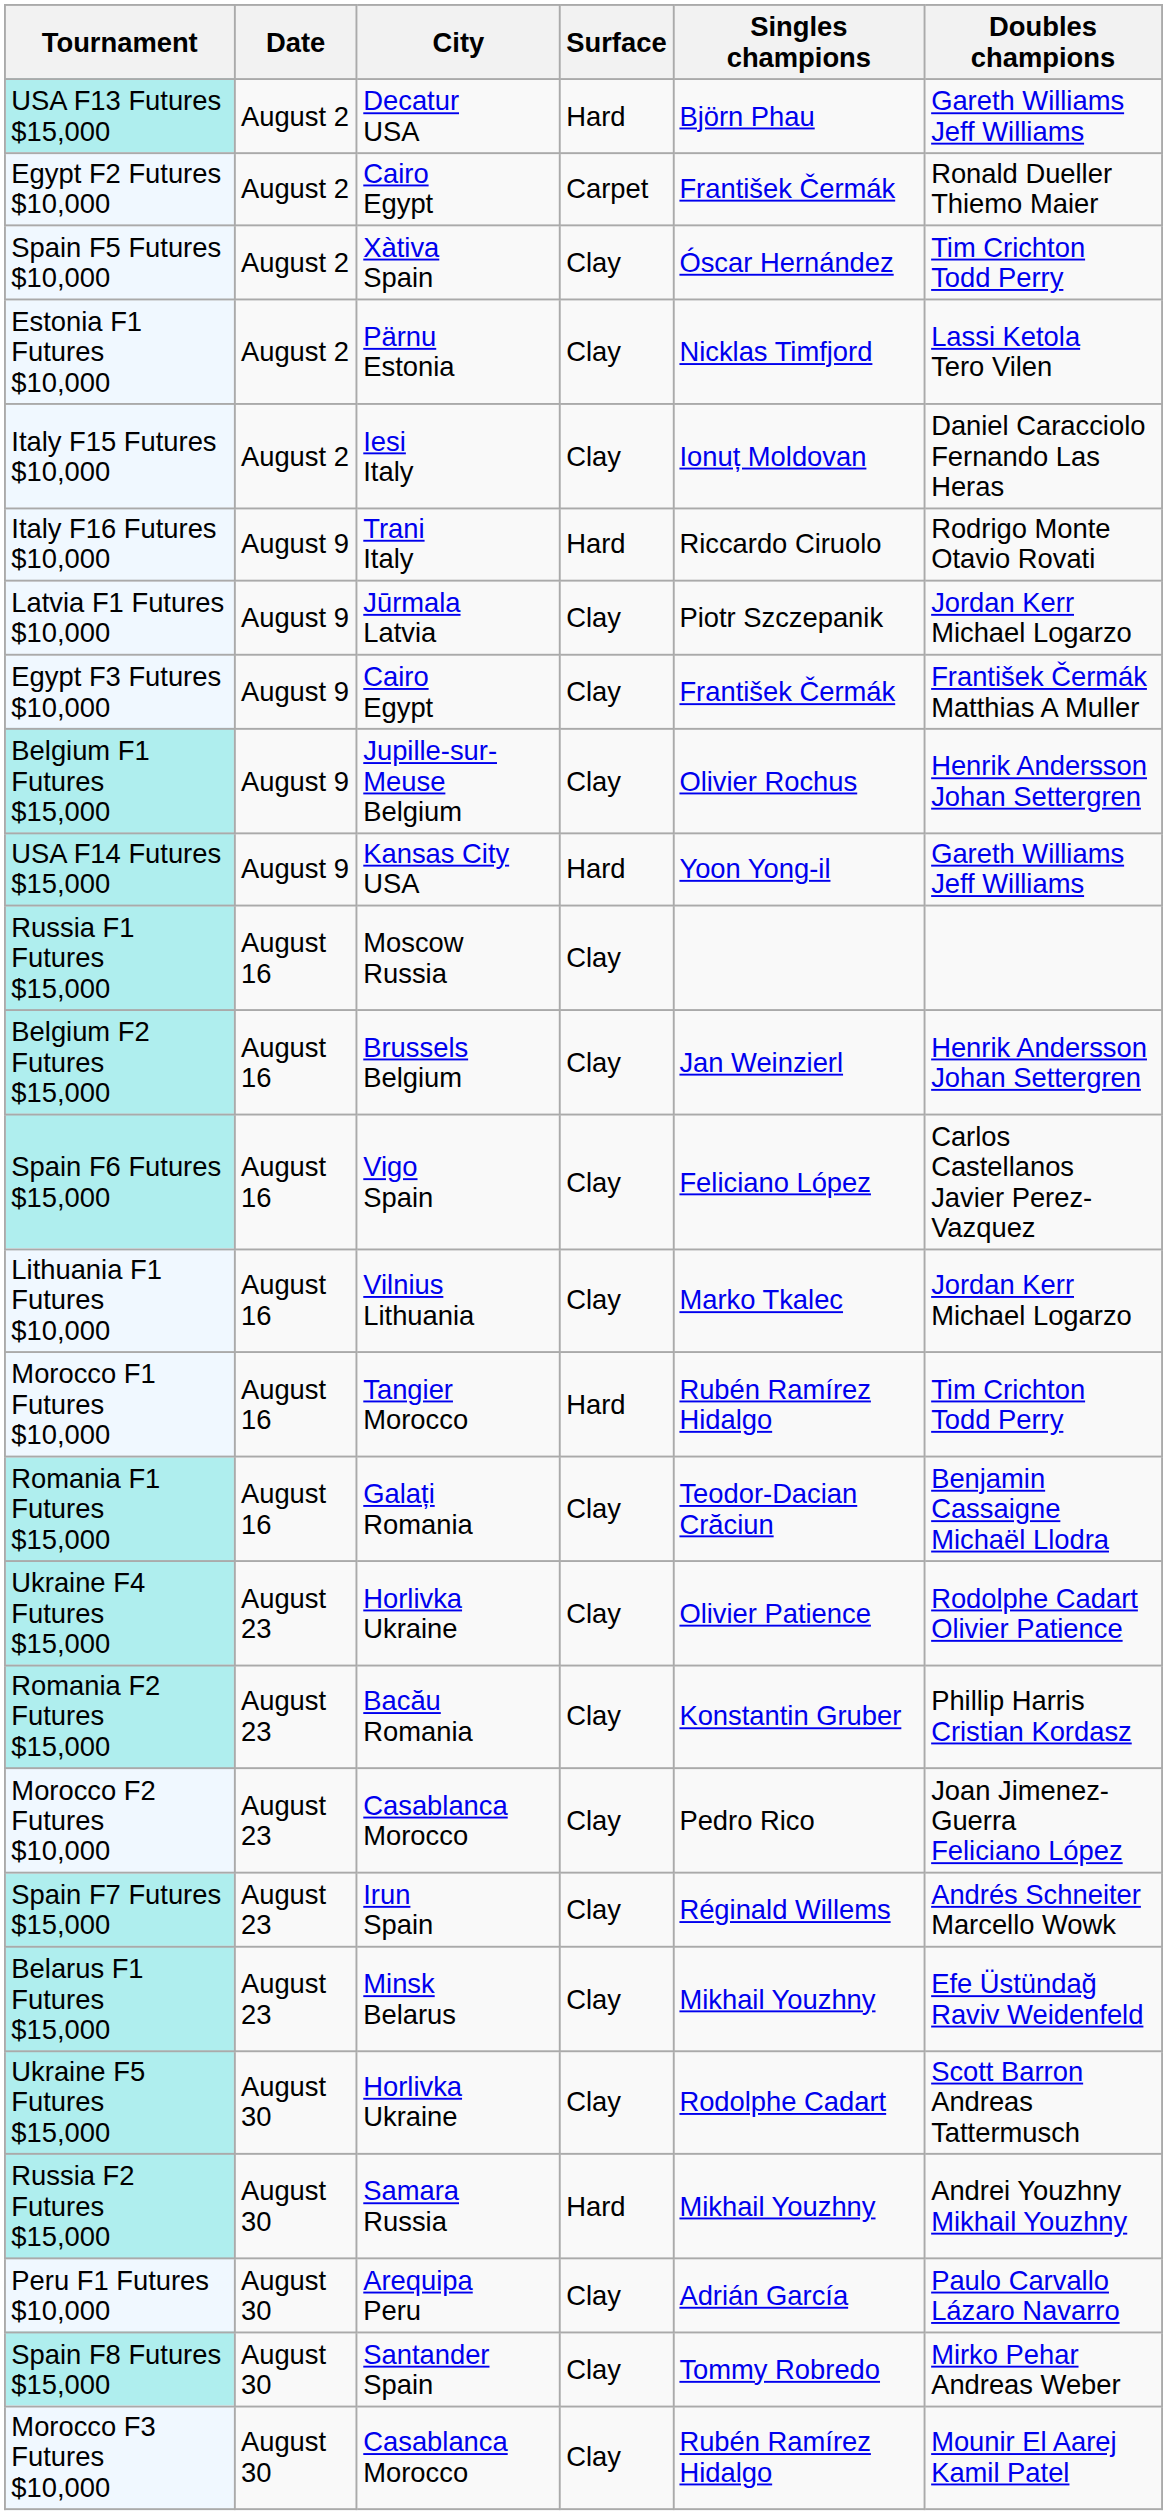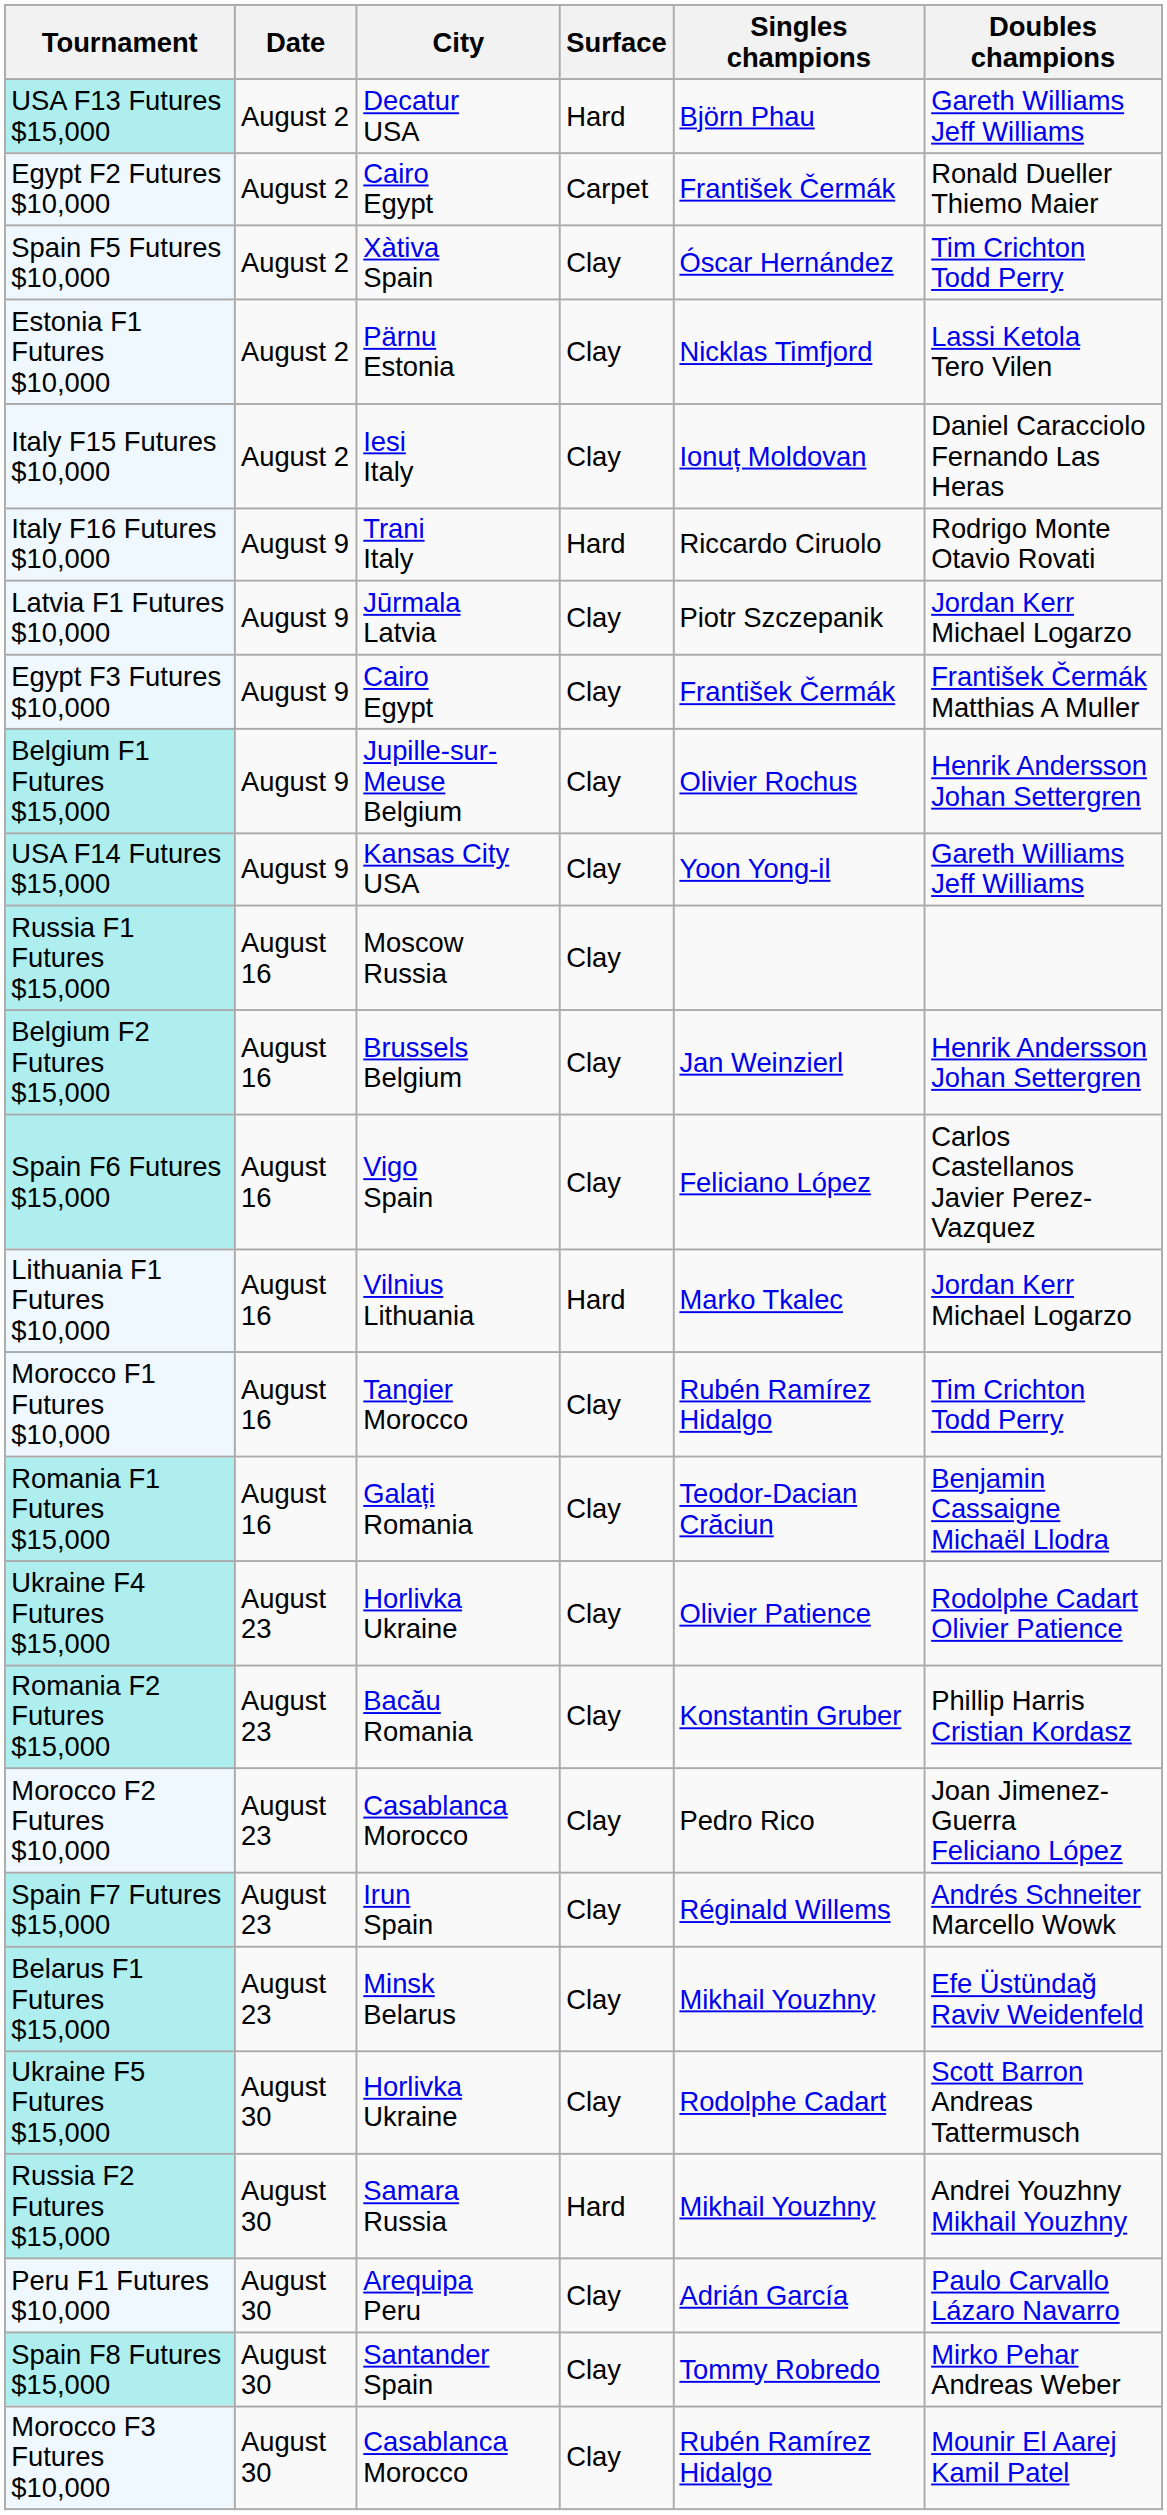(596, 870) Hard -> (594, 870) Clay
(594, 1301) Clay -> (596, 1301) Hard
(596, 1405) Hard -> (594, 1405) Clay
